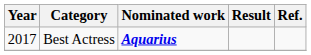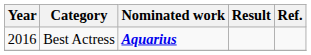(22, 38) 2017 -> (22, 38) 2016
